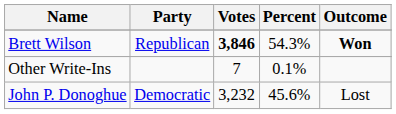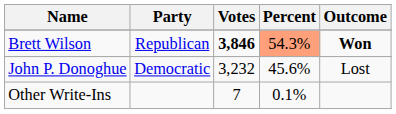(289, 43) no background -> (289, 43) lightsalmon background
rows swapped: (67, 95) <-> (60, 69)
